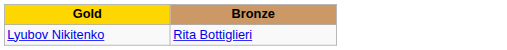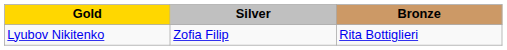+ column: (253, 14)
